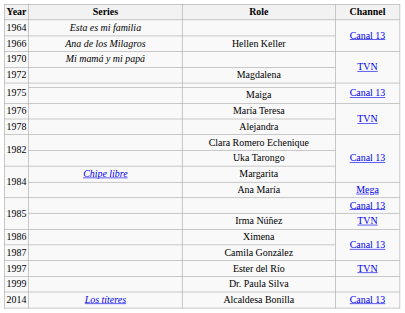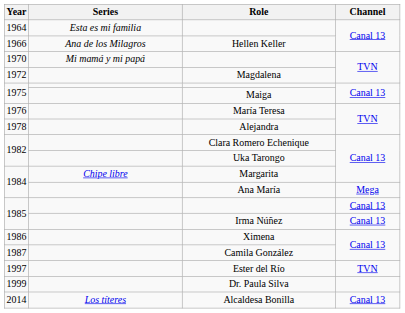(368, 221) TVN -> (368, 221) Canal 13
